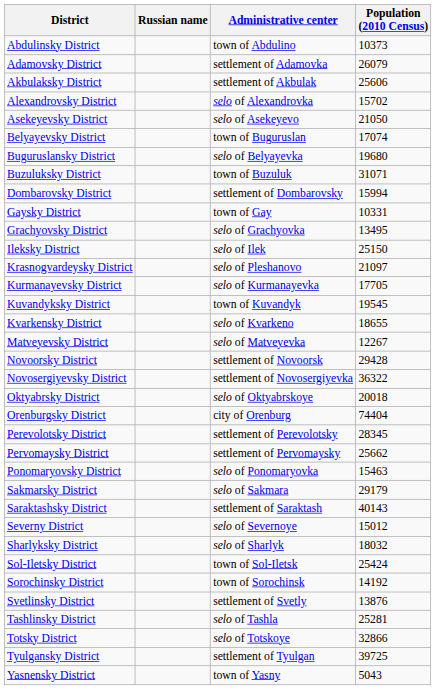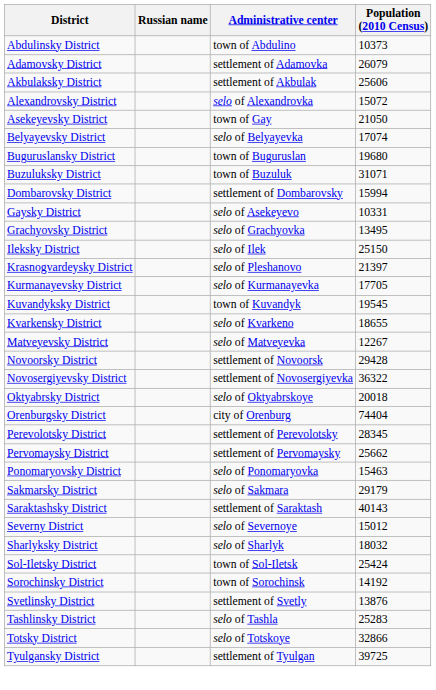(373, 100) 15702 -> (373, 100) 15072
(256, 119) selo of Asekeyevo -> (242, 119) town of Gay
(260, 138) town of Buguruslan -> (258, 138) selo of Belyayevka
(258, 156) selo of Belyayevka -> (260, 156) town of Buguruslan
(242, 212) town of Gay -> (256, 212) selo of Asekeyevo
(373, 267) 21097 -> (373, 267) 21397
(373, 619) 25281 -> (373, 619) 25283
- row: (51, 675)
